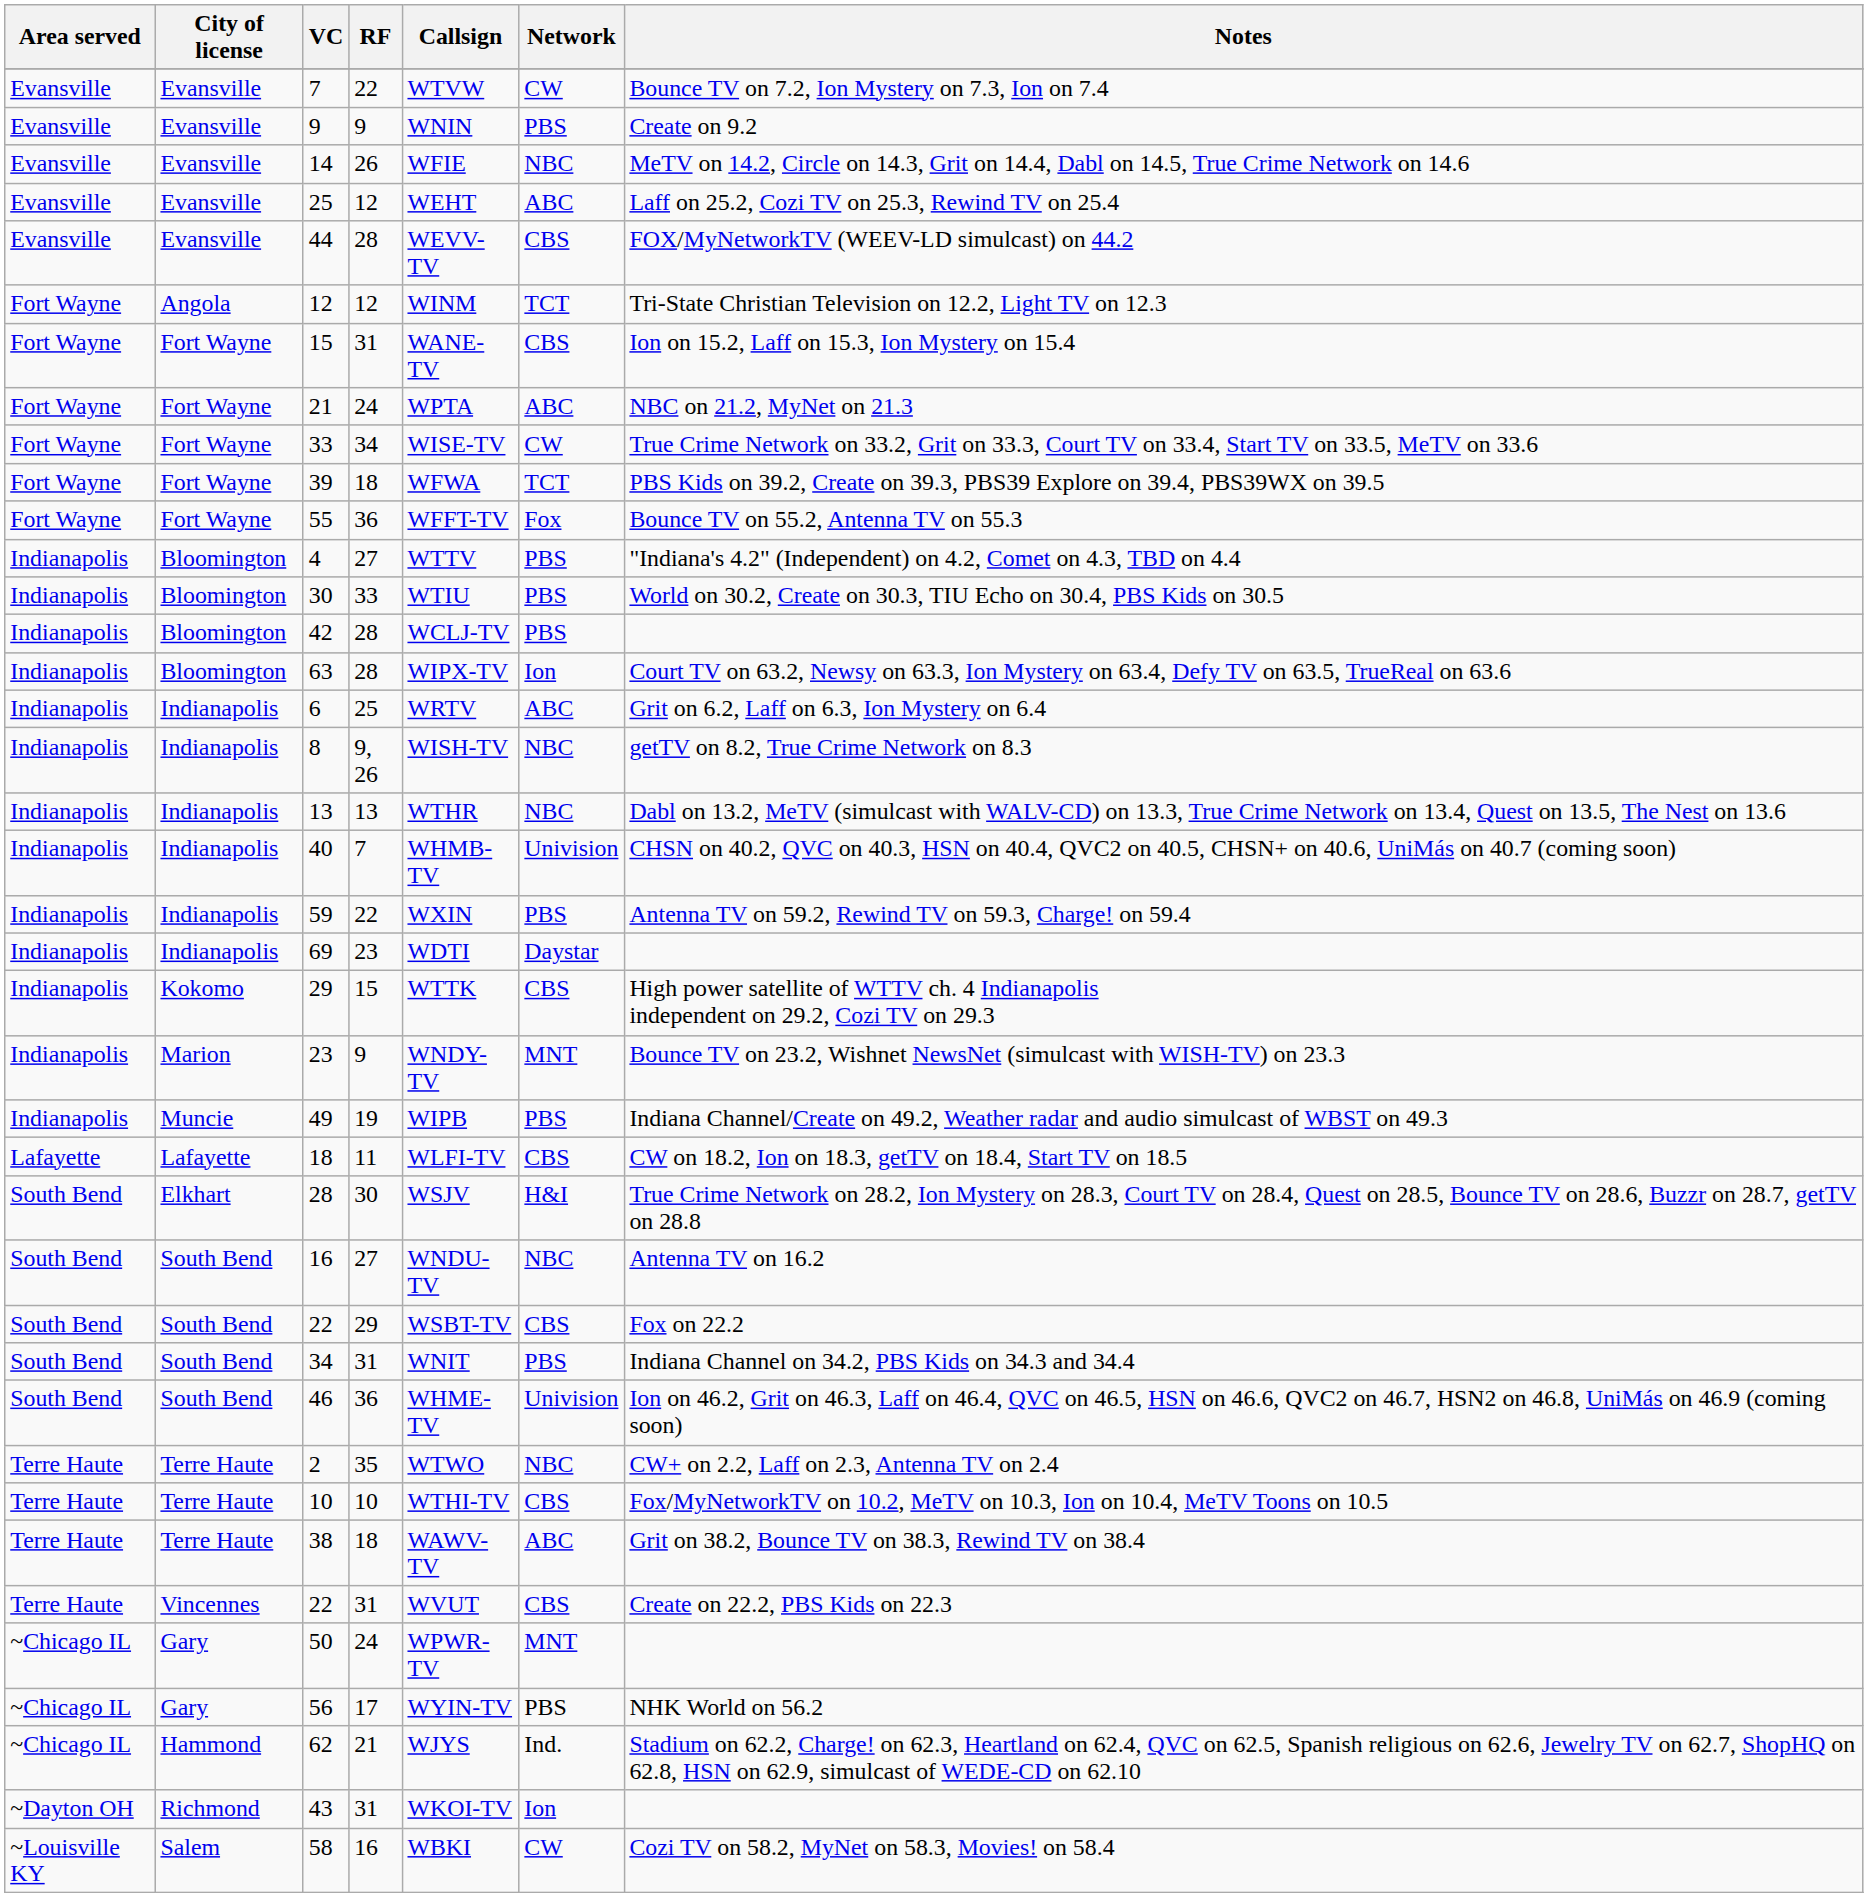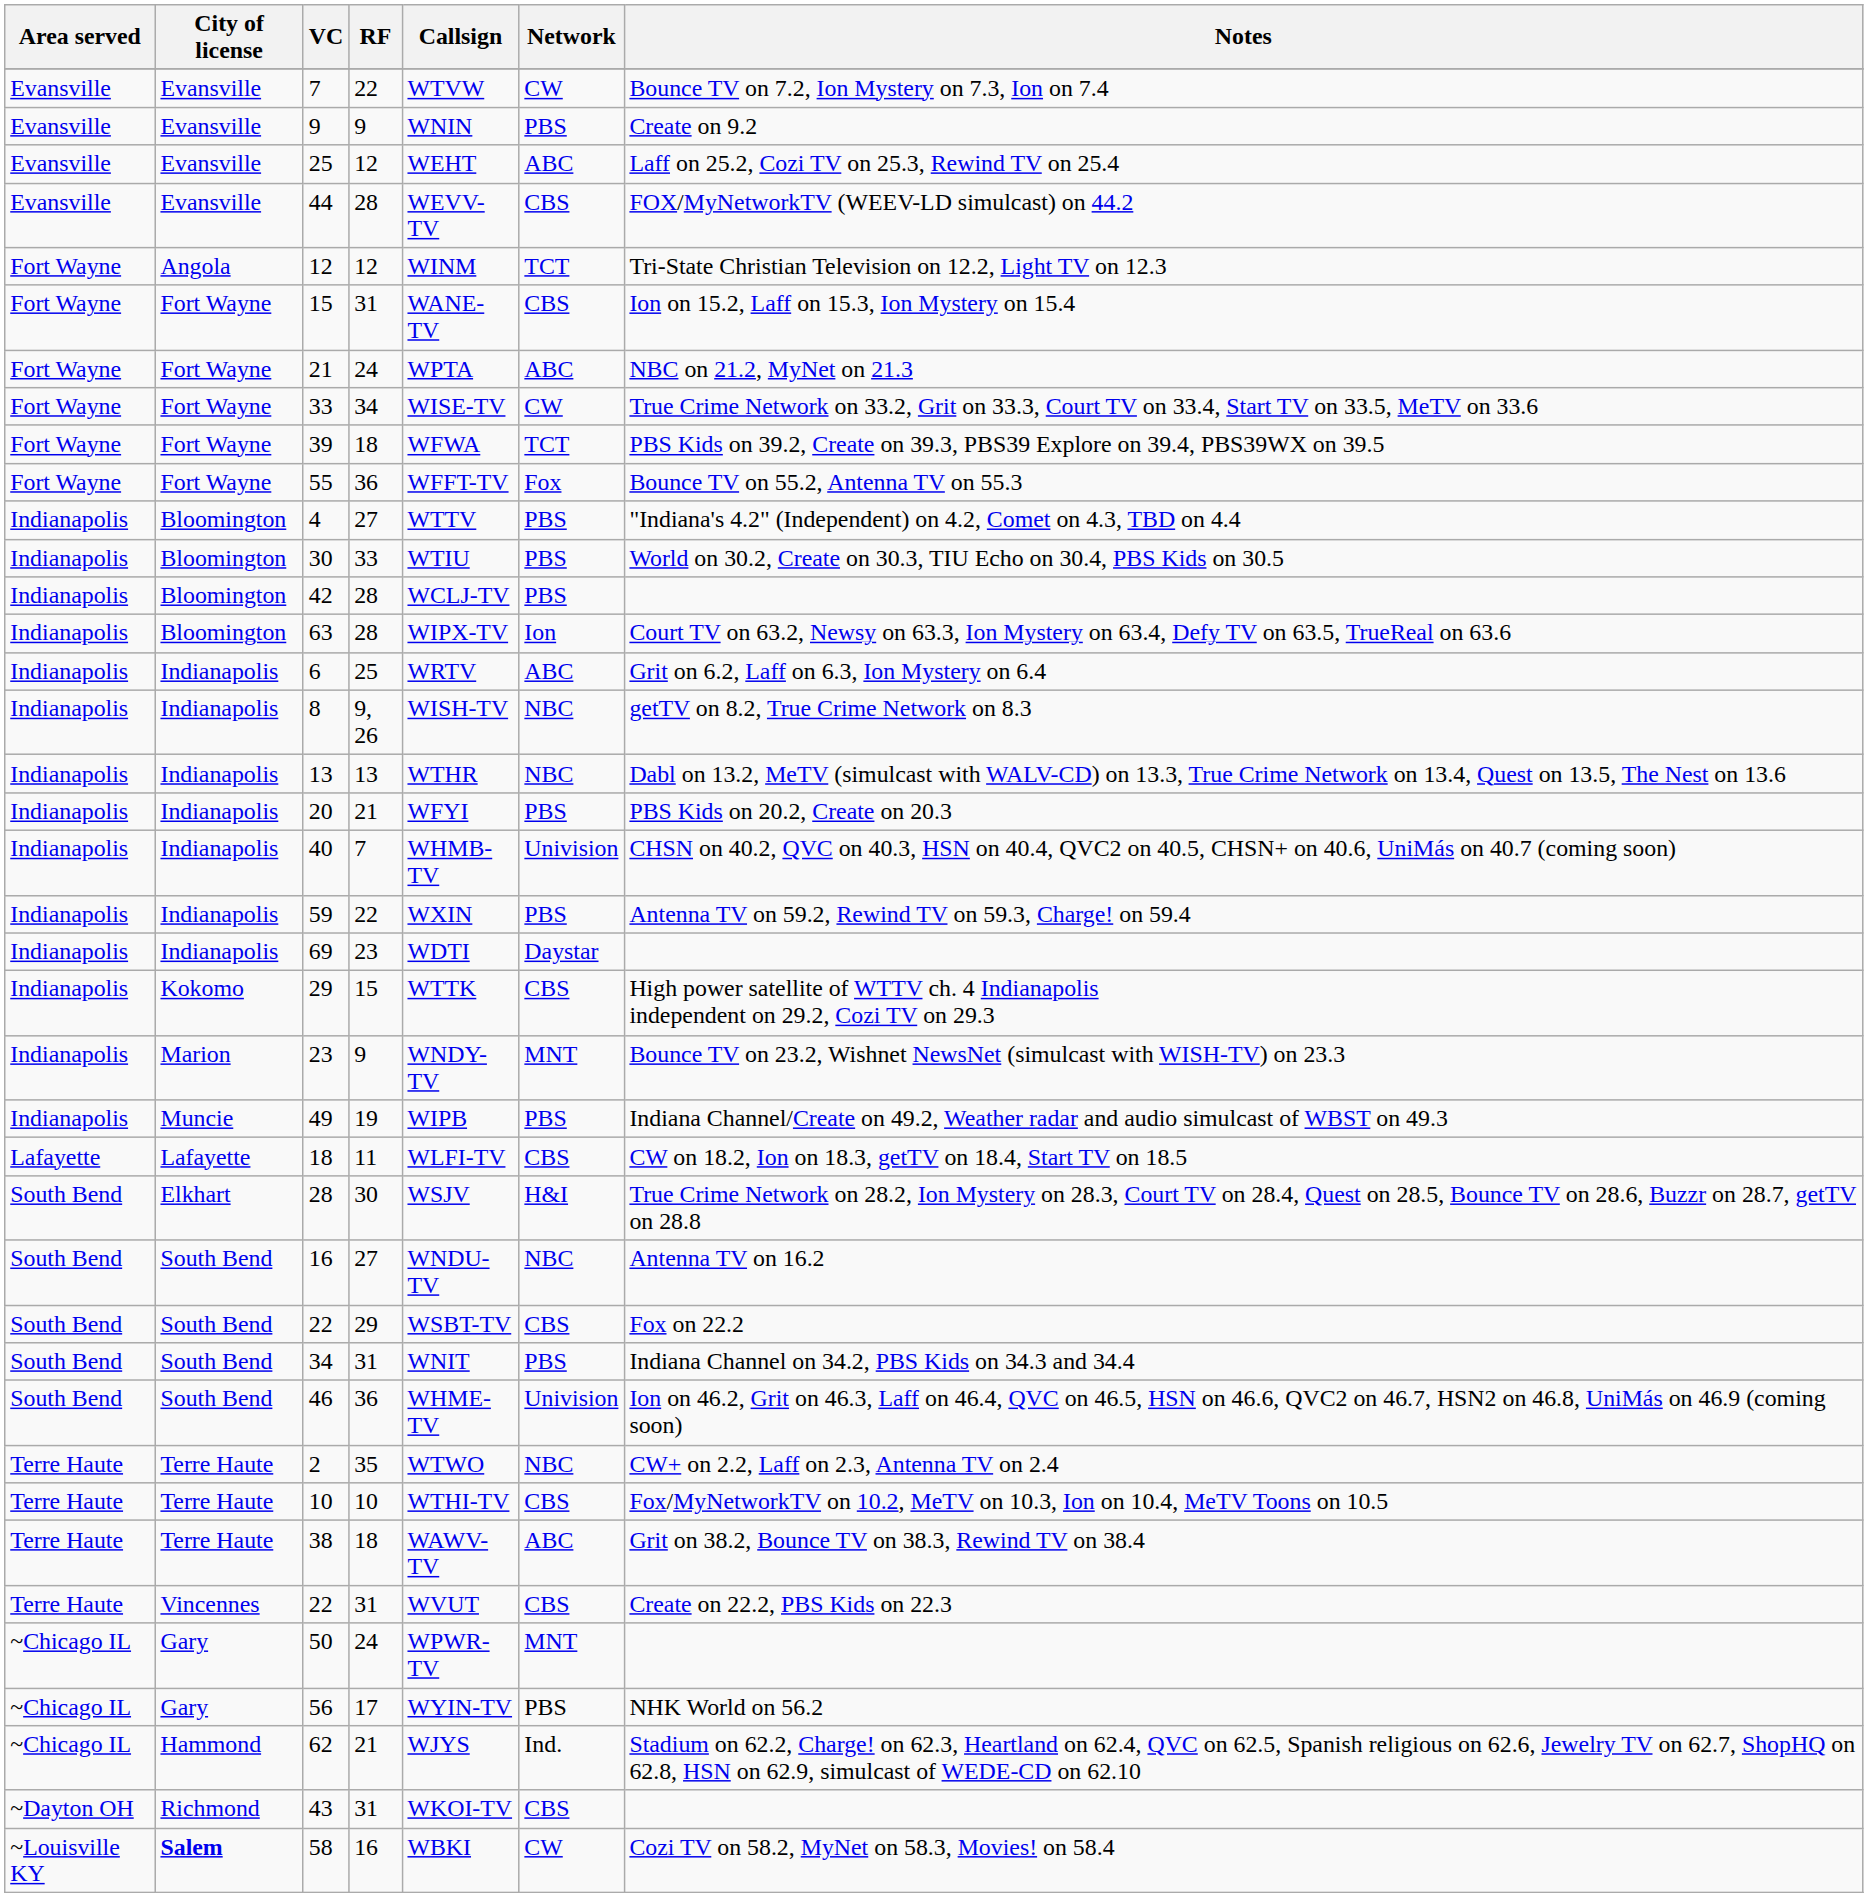- row: (321, 163)
+ row: (321, 811)
(540, 1808) Ion -> (547, 1808) CBS
(190, 1846) normal -> (192, 1846) bold
